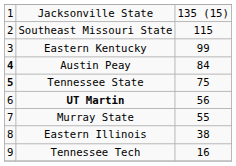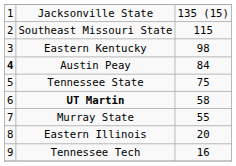(203, 48) 99 -> (203, 48) 98
(10, 83) bold -> (10, 83) normal
(203, 100) 56 -> (203, 100) 58
(203, 135) 38 -> (203, 135) 20
